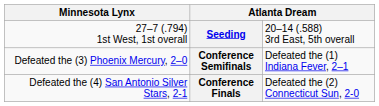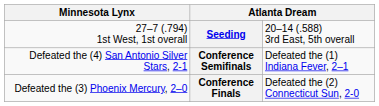(101, 61) Defeated the (3) Phoenix Mercury, 2–0 -> (108, 61) Defeated the (4) San Antonio Silver Stars, 2-1
(108, 88) Defeated the (4) San Antonio Silver Stars, 2-1 -> (101, 88) Defeated the (3) Phoenix Mercury, 2–0
